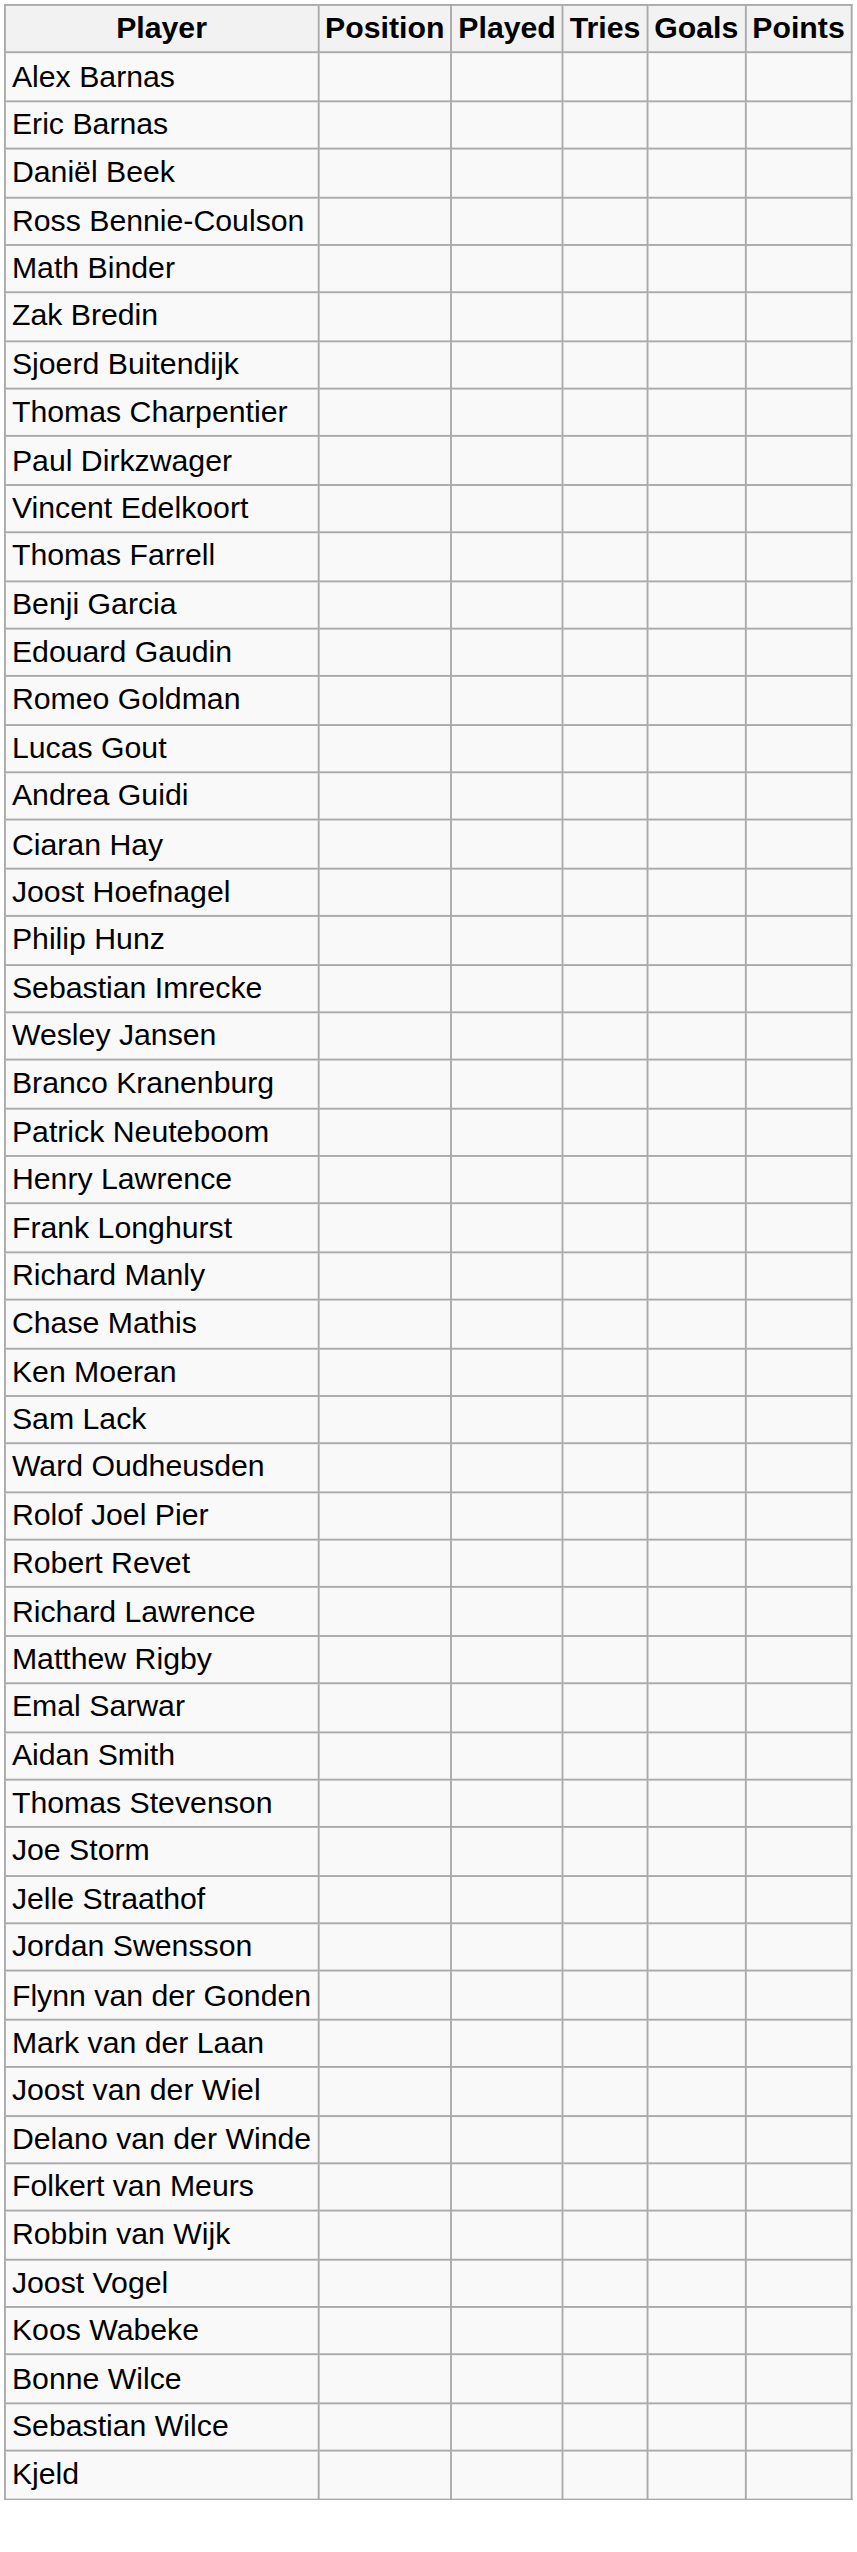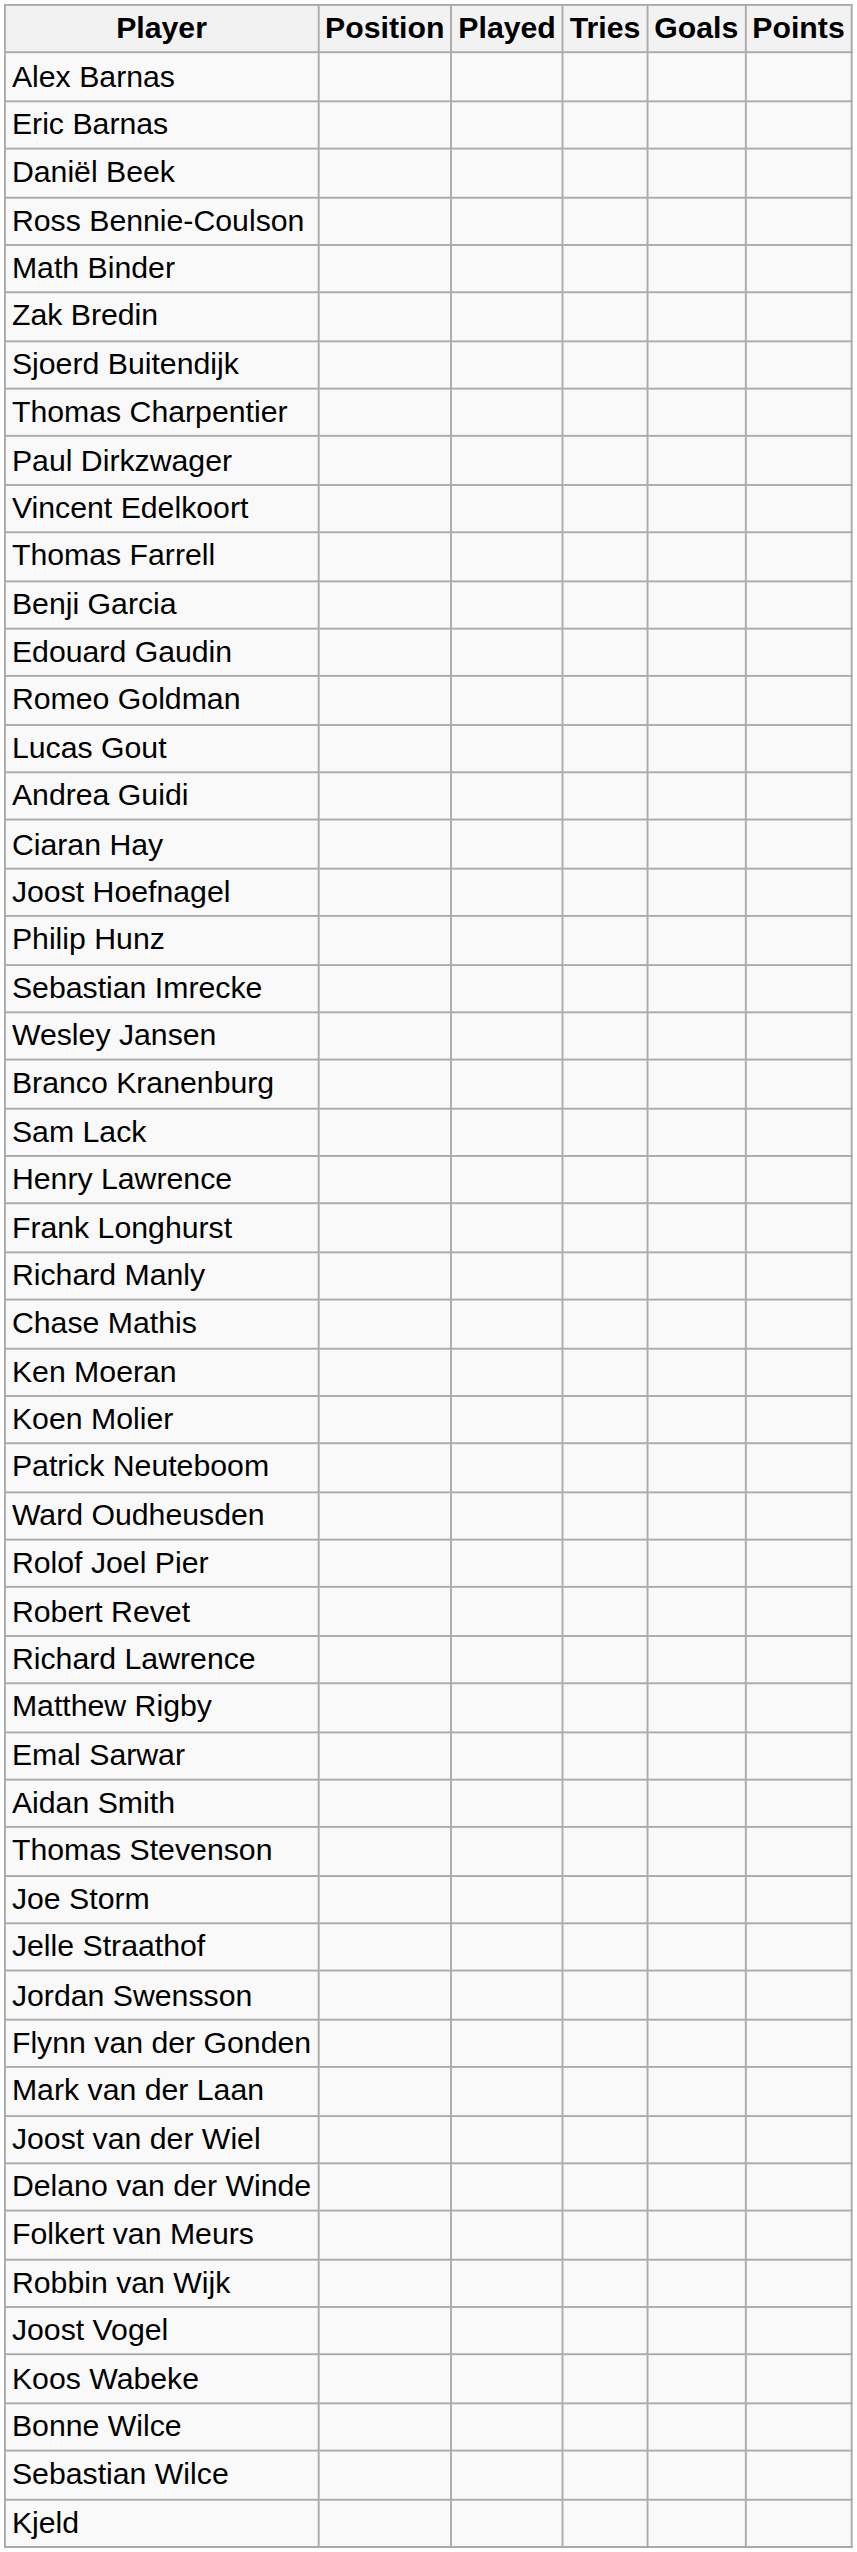rows swapped: (79, 1419) <-> (140, 1131)
+ row: (93, 1419)
